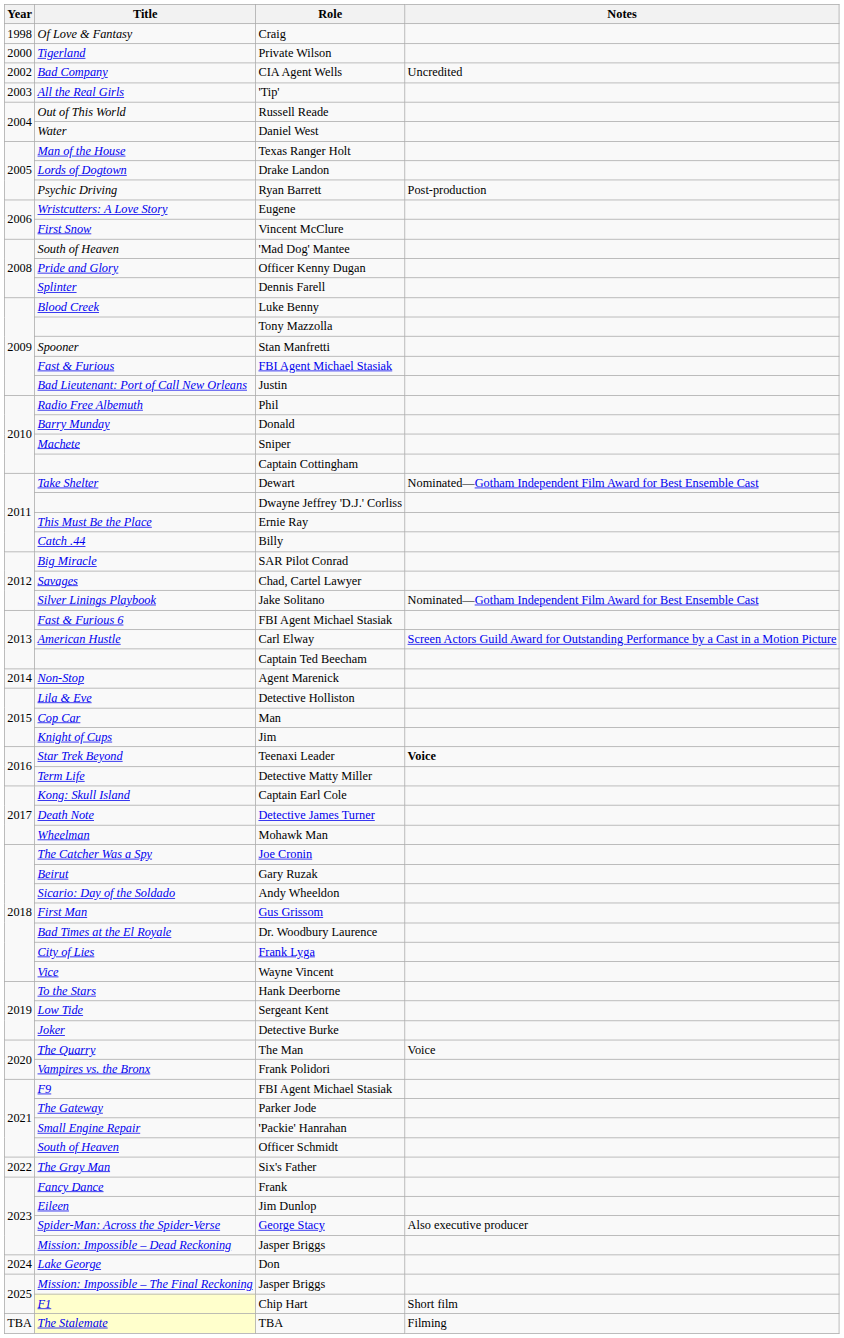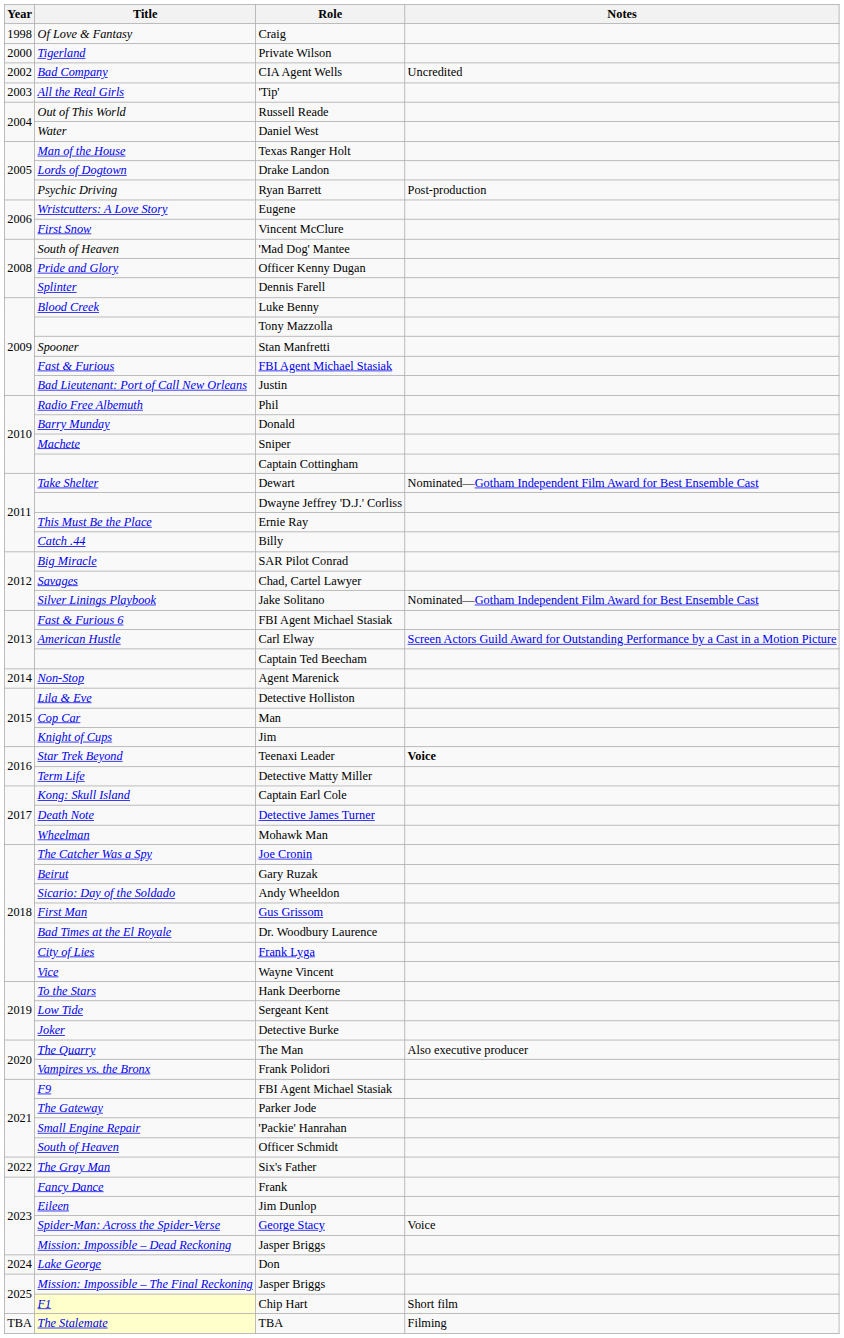(422, 1049) Voice -> (468, 1049) Also executive producer
(468, 1225) Also executive producer -> (422, 1225) Voice
